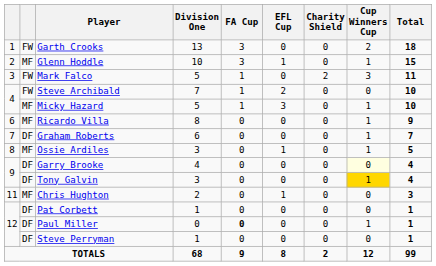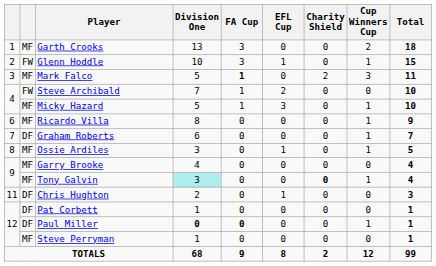(27, 48) FW -> (27, 48) MF
(27, 62) MF -> (27, 62) FW
(27, 77) FW -> (27, 77) MF
(242, 77) normal -> (242, 77) bold
(27, 166) DF -> (27, 166) MF
(368, 166) lightyellow background -> (368, 166) no background
(27, 180) DF -> (27, 180) MF
(197, 180) no background -> (197, 180) paleturquoise background
(325, 180) normal -> (325, 180) bold
(368, 180) gold background -> (368, 180) no background
(27, 195) MF -> (27, 195) DF
(197, 225) normal -> (197, 225) bold
(27, 239) DF -> (27, 239) MF
